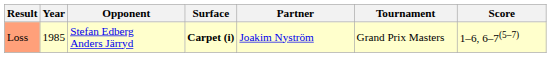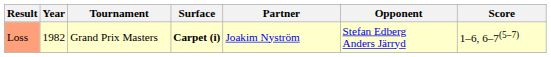columns swapped: (406, 13) <-> (126, 13)
(54, 37) 1985 -> (54, 37) 1982
